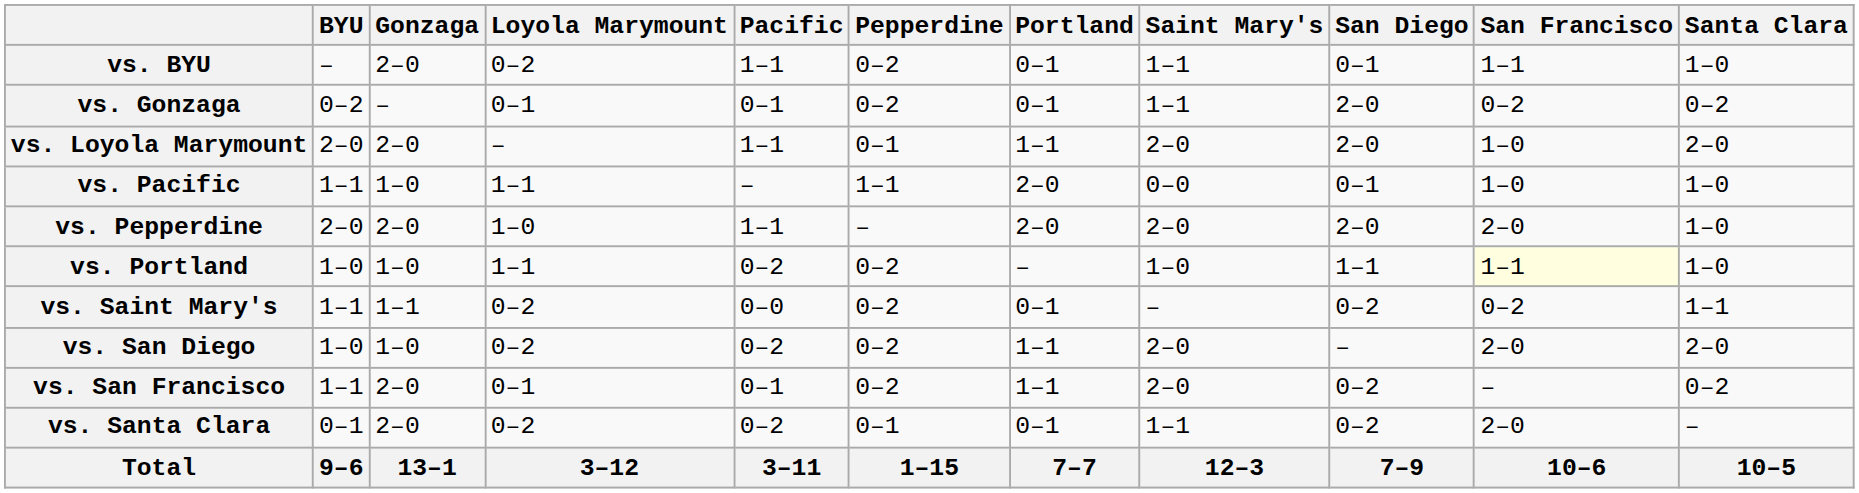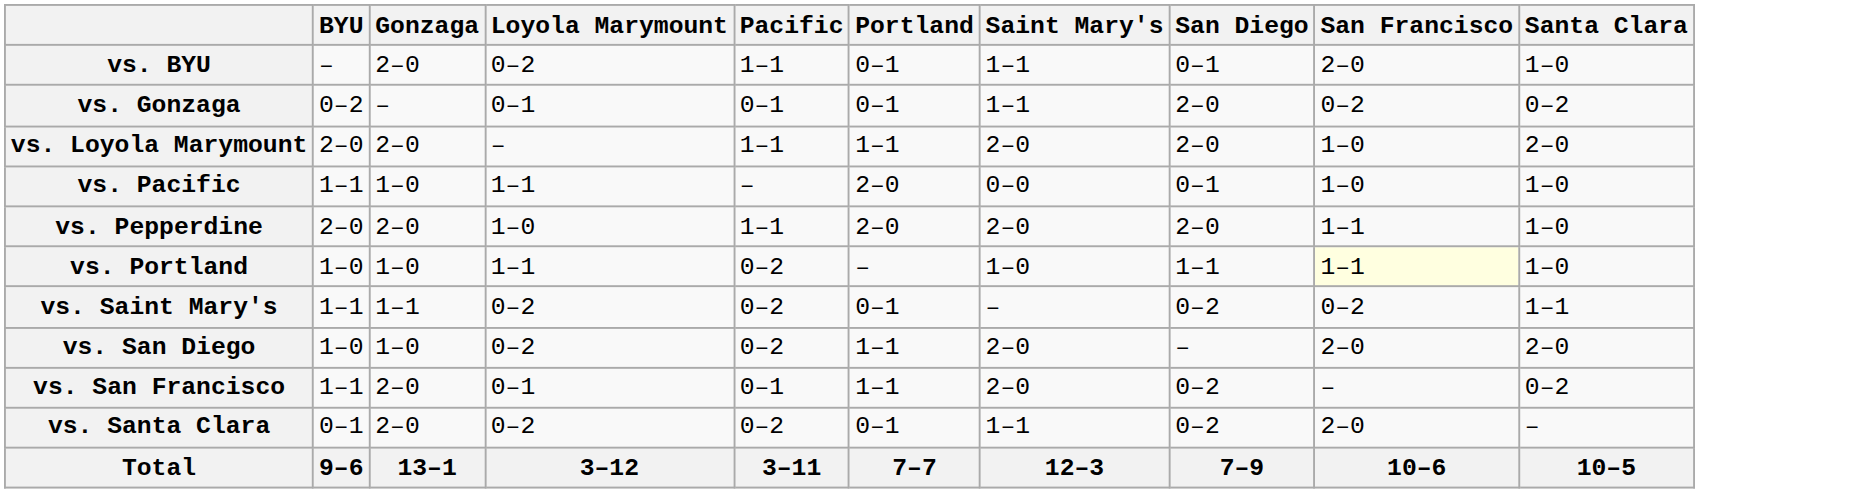- column: (929, 25)
(1503, 65) 1–1 -> (1343, 65) 2–0
(1503, 226) 2–0 -> (1343, 226) 1–1
(762, 307) 0–0 -> (762, 307) 0–2
